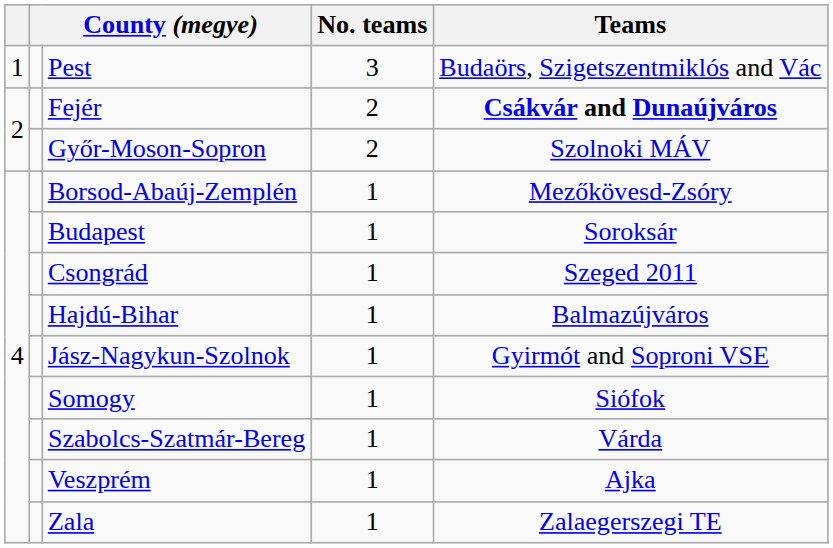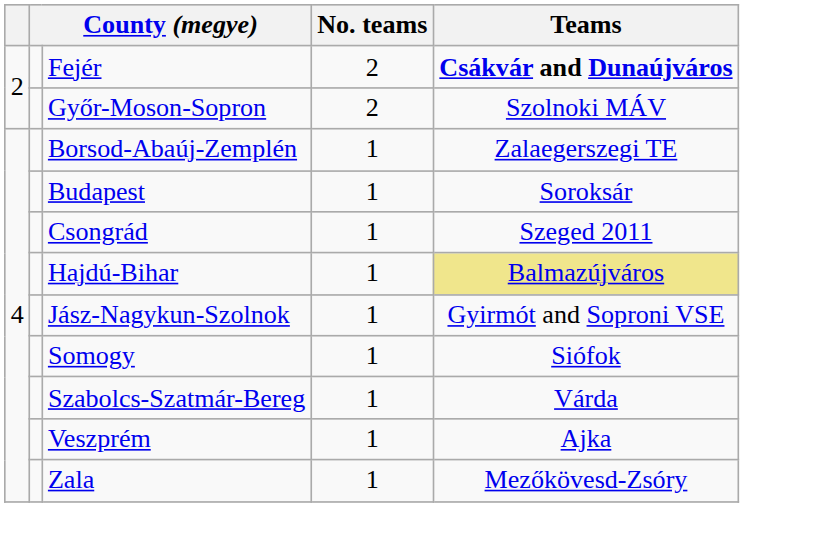- row: (70, 66)
(630, 190) Mezőkövesd-Zsóry -> (586, 149) Zalaegerszegi TE
(630, 314) no background -> (586, 273) khaki background
(630, 521) Zalaegerszegi TE -> (586, 480) Mezőkövesd-Zsóry
